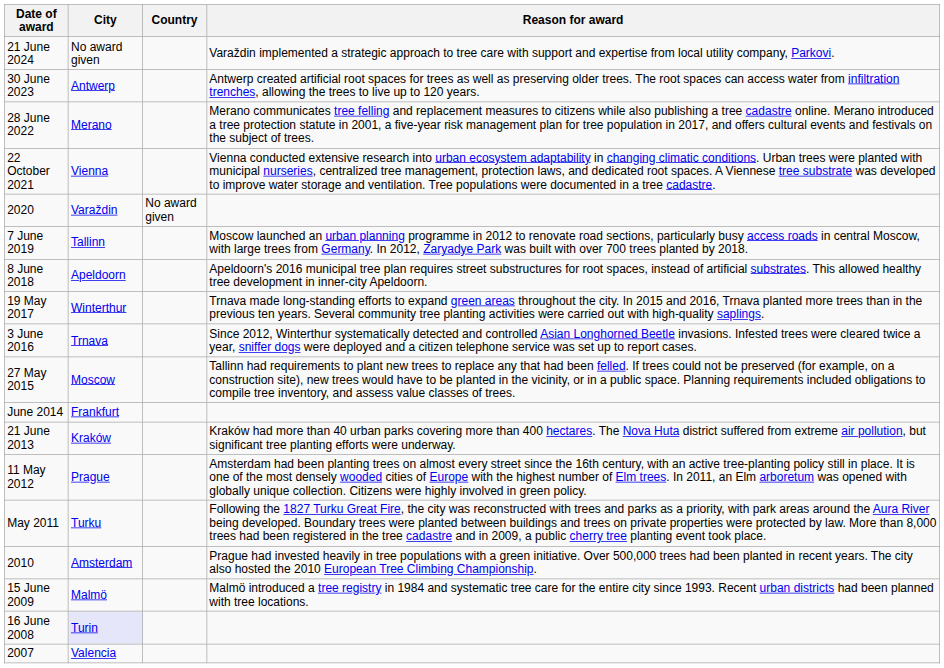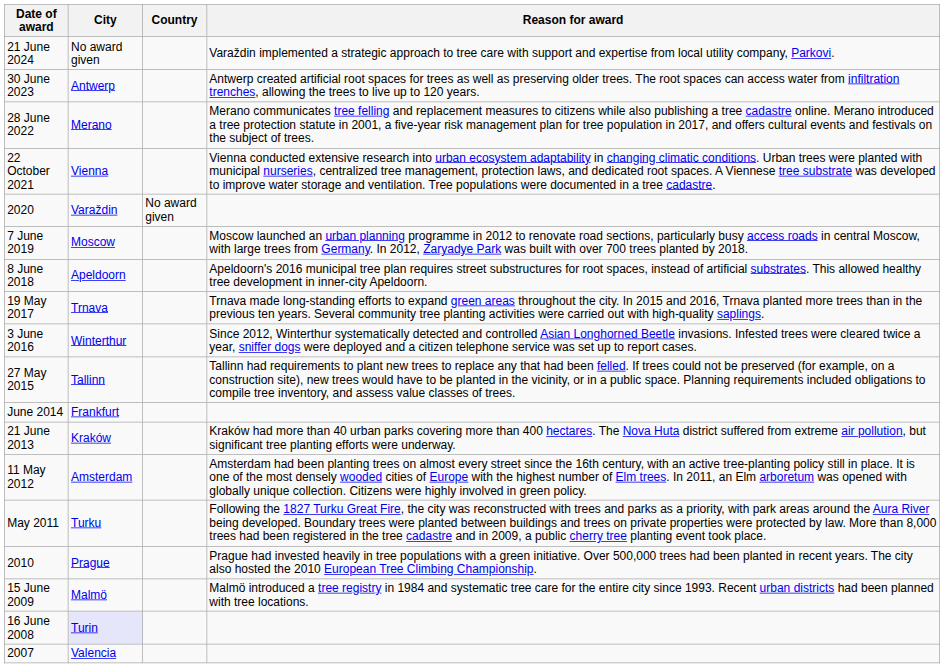(88, 242) Tallinn -> (93, 242) Moscow
(99, 308) Winterthur -> (89, 308) Trnava
(89, 340) Trnava -> (99, 340) Winterthur
(93, 379) Moscow -> (88, 379) Tallinn
(90, 477) Prague -> (102, 477) Amsterdam
(102, 562) Amsterdam -> (90, 562) Prague
